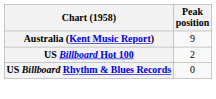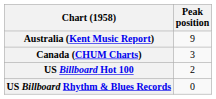+ row: (89, 54)
